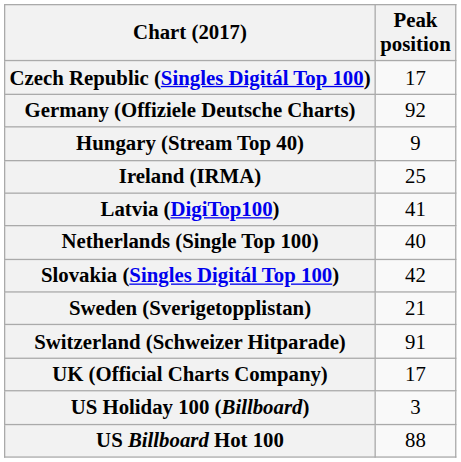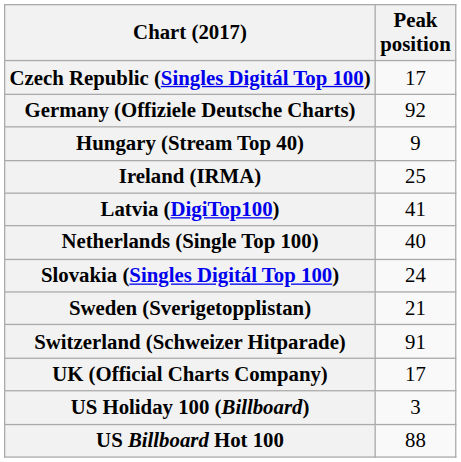(415, 275) 42 -> (415, 275) 24
